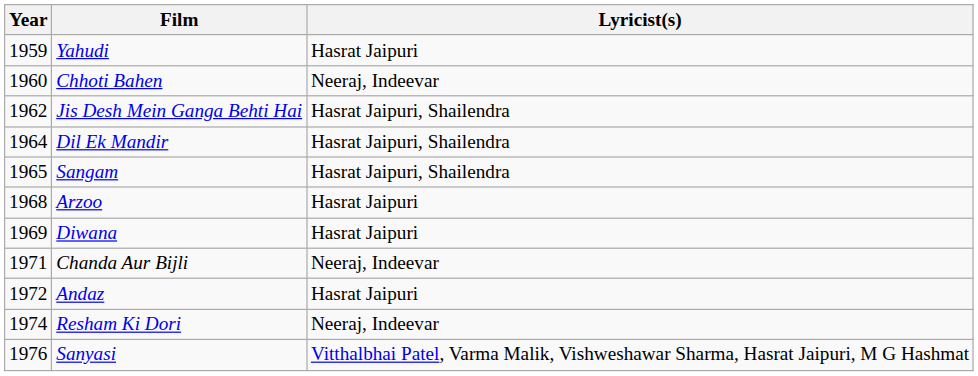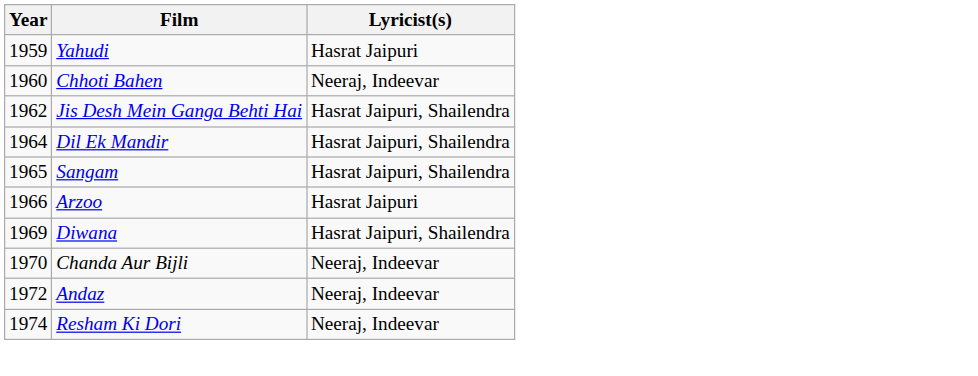(28, 202) 1968 -> (28, 202) 1966
(365, 232) Hasrat Jaipuri -> (410, 232) Hasrat Jaipuri, Shailendra
(28, 263) 1971 -> (28, 263) 1970
(365, 293) Hasrat Jaipuri -> (375, 293) Neeraj, Indeevar
- row: (86, 354)
